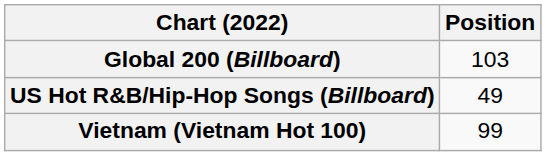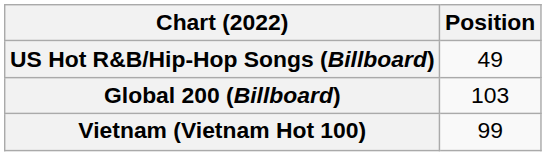rows swapped: (222, 58) <-> (222, 95)
